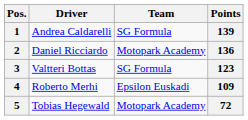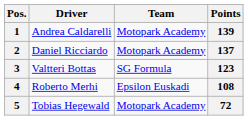(144, 31) SG Formula -> (161, 31) Motopark Academy
(226, 50) 136 -> (226, 50) 137
(226, 86) 109 -> (226, 86) 108
